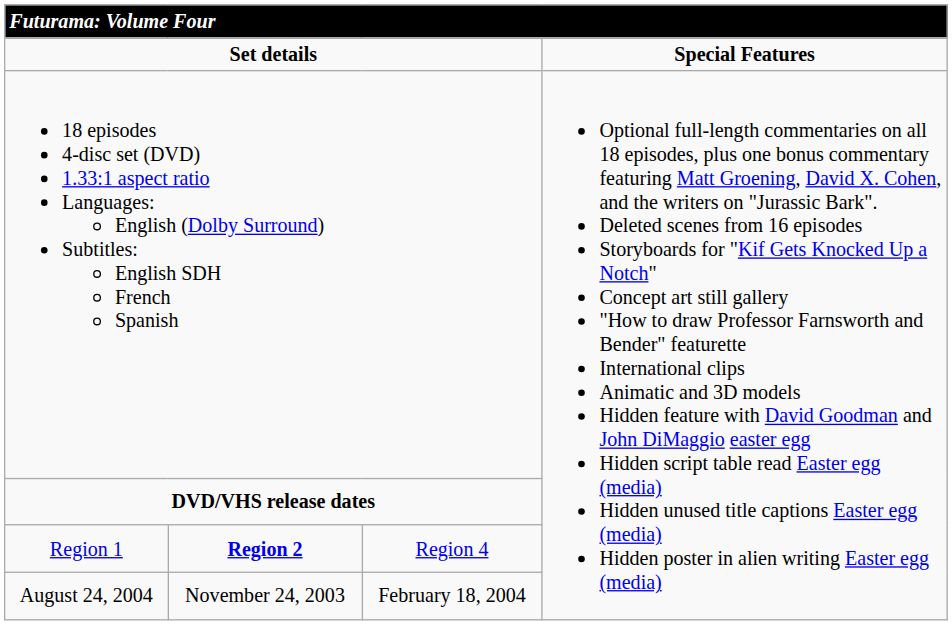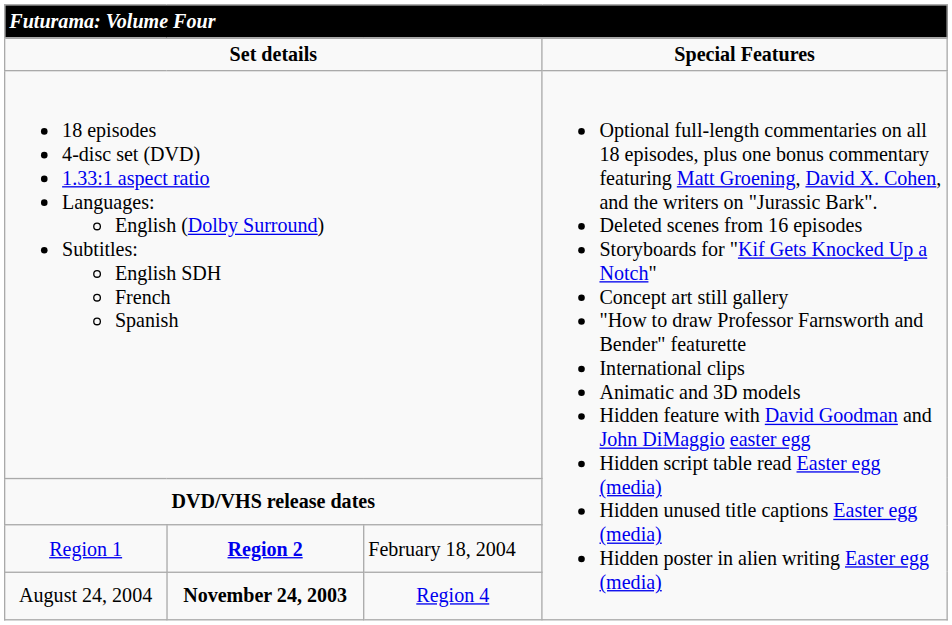(452, 548) Region 4 -> (442, 548) February 18, 2004
(265, 595) normal -> (265, 595) bold
(452, 595) February 18, 2004 -> (453, 595) Region 4
